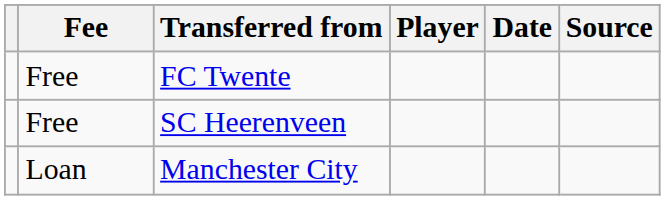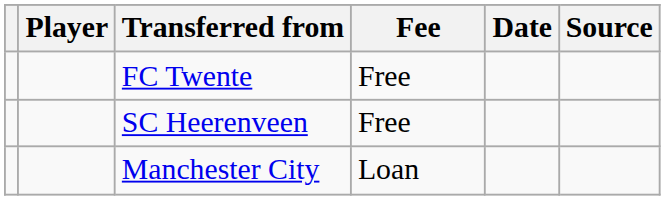columns swapped: (437, 28) <-> (86, 28)
